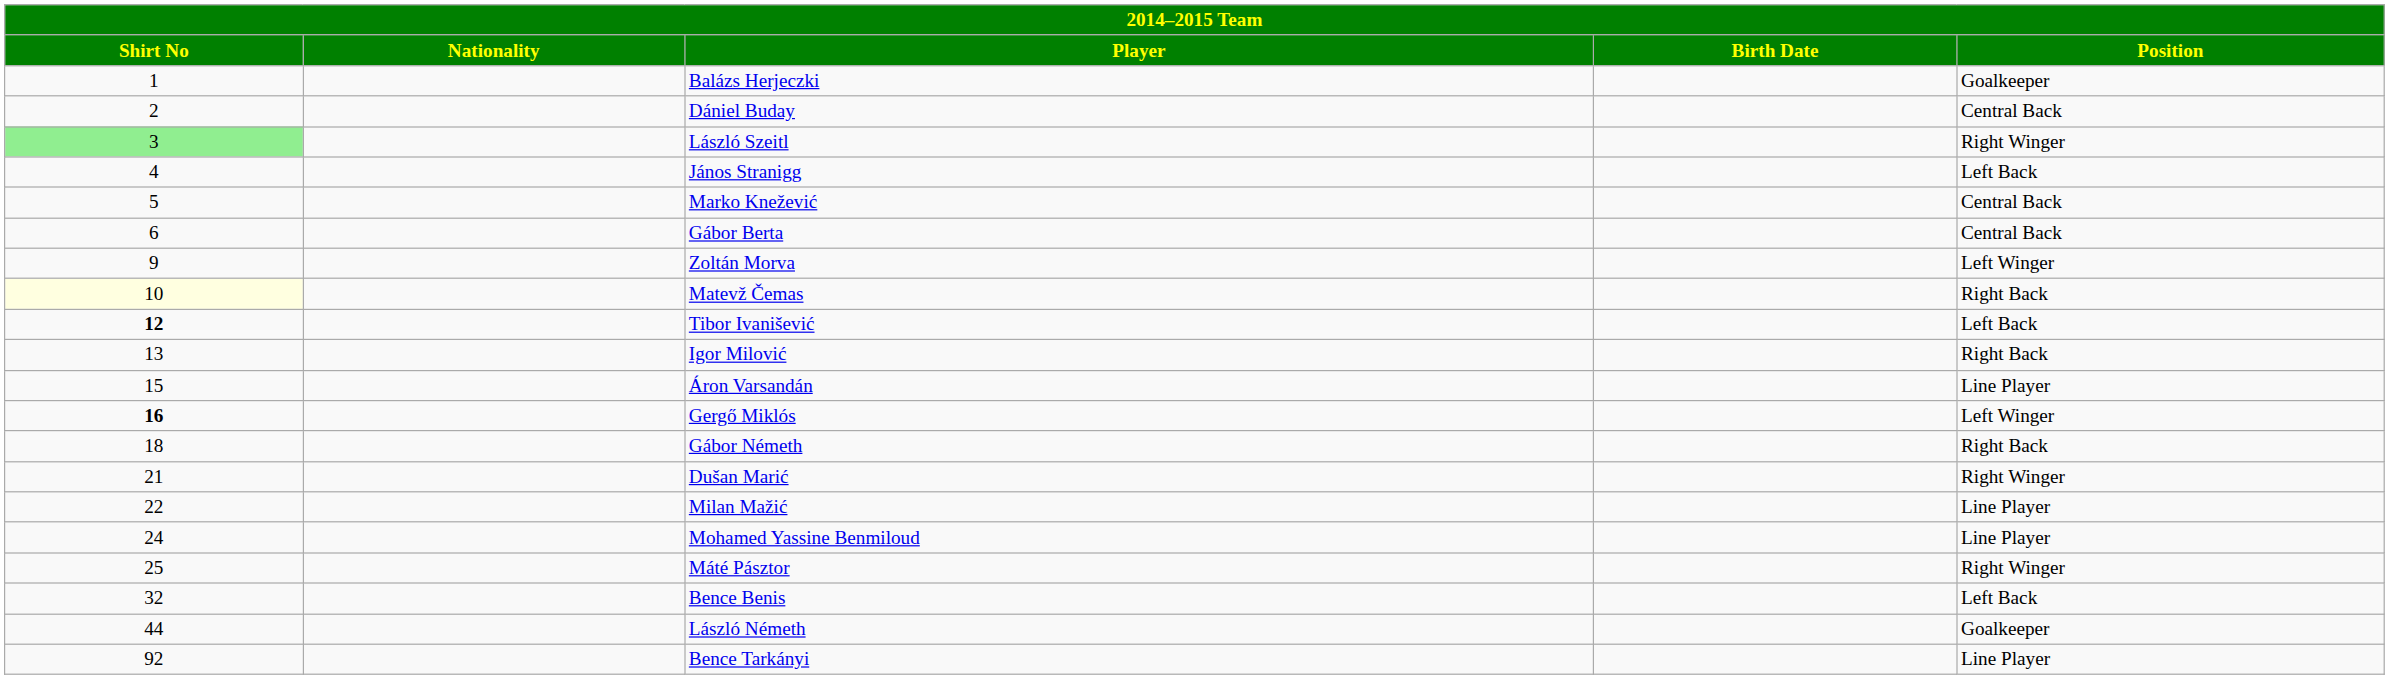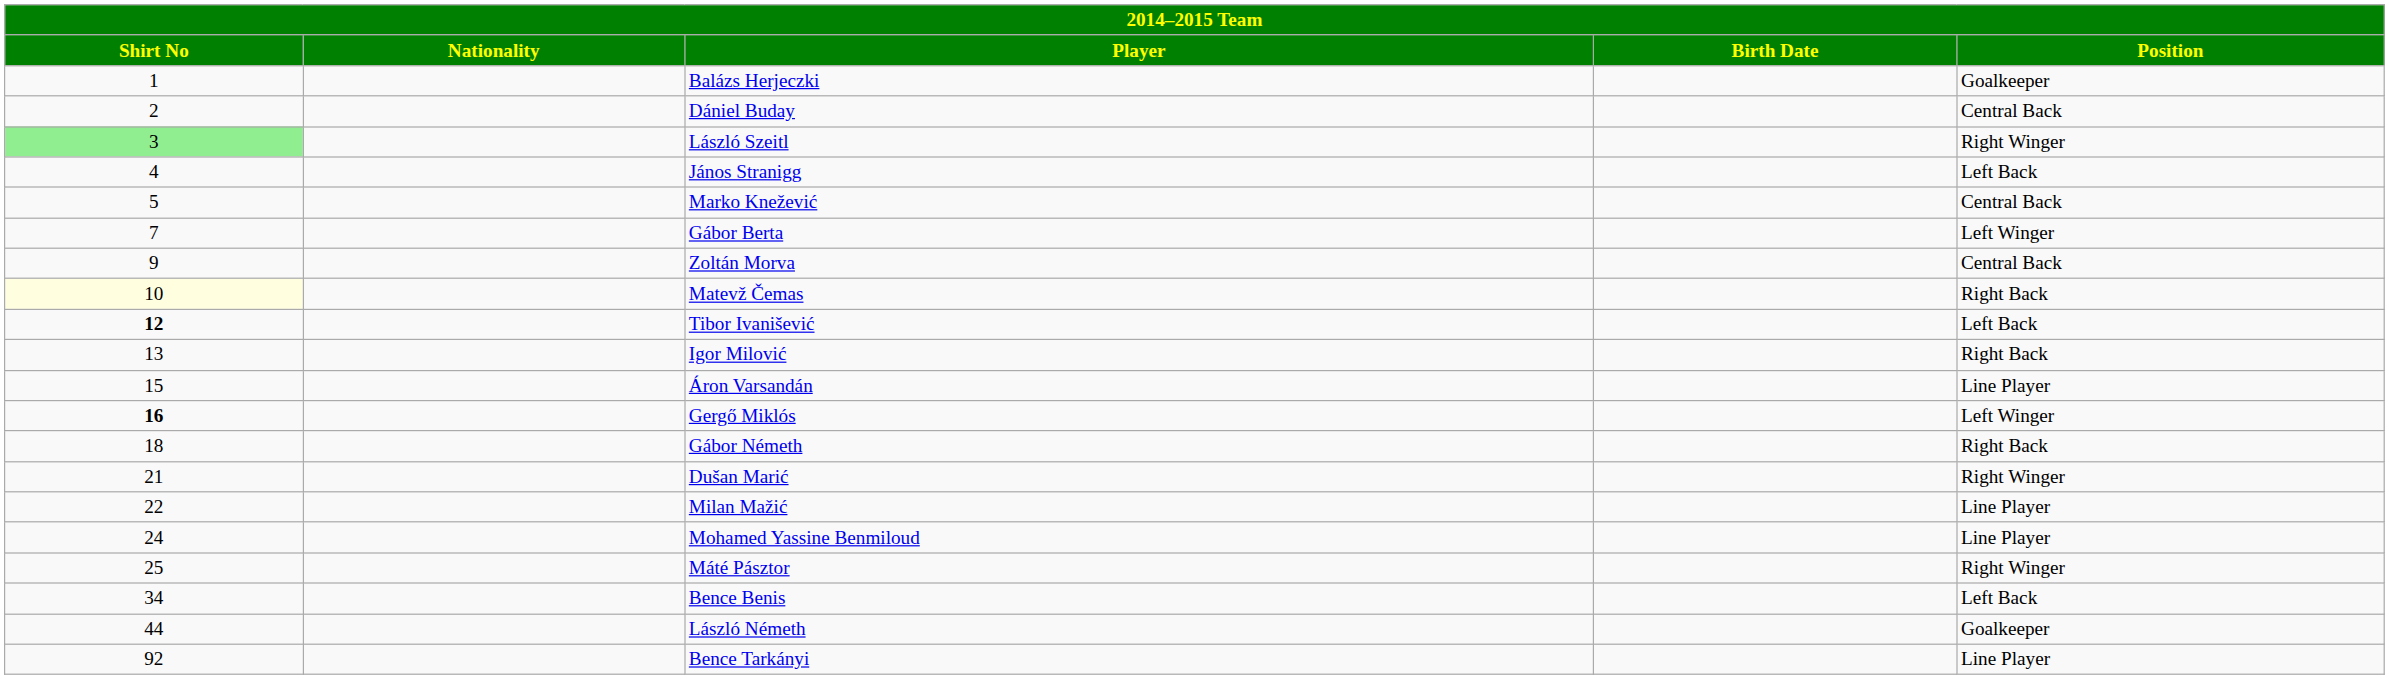(154, 232) 6 -> (154, 232) 7
(2011, 232) Central Back -> (2008, 232) Left Winger
(2008, 263) Left Winger -> (2011, 263) Central Back
(154, 598) 32 -> (154, 598) 34
